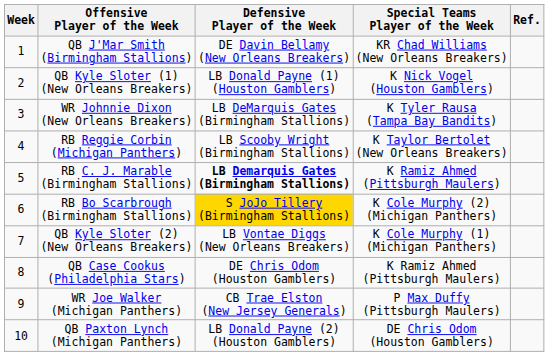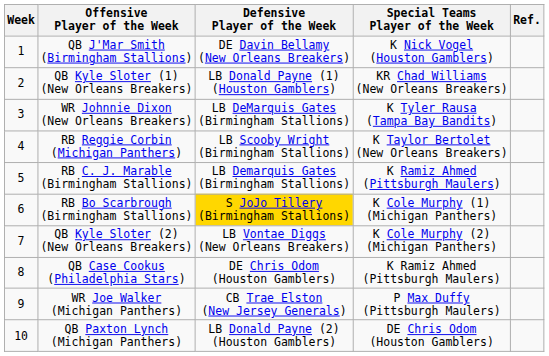(432, 52) KR Chad Williams (New Orleans Breakers) -> (432, 52) K Nick Vogel (Houston Gamblers)
(432, 84) K Nick Vogel (Houston Gamblers) -> (432, 84) KR Chad Williams (New Orleans Breakers)
(274, 178) bold -> (274, 178) normal
(432, 210) K Cole Murphy (2) (Michigan Panthers) -> (432, 210) K Cole Murphy (1) (Michigan Panthers)
(432, 242) K Cole Murphy (1) (Michigan Panthers) -> (432, 242) K Cole Murphy (2) (Michigan Panthers)
